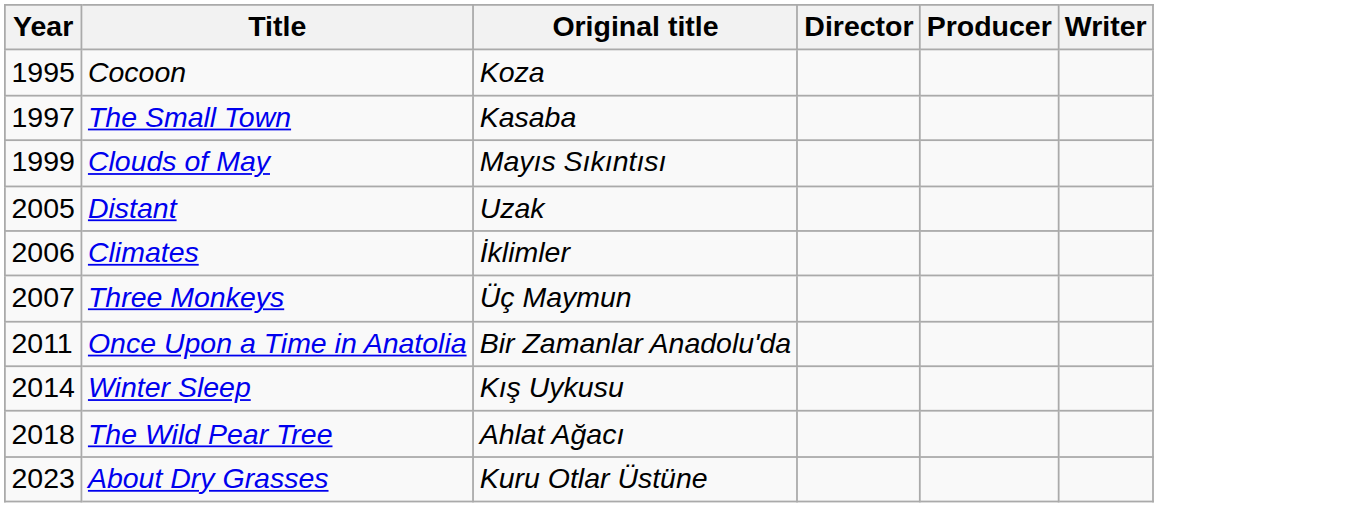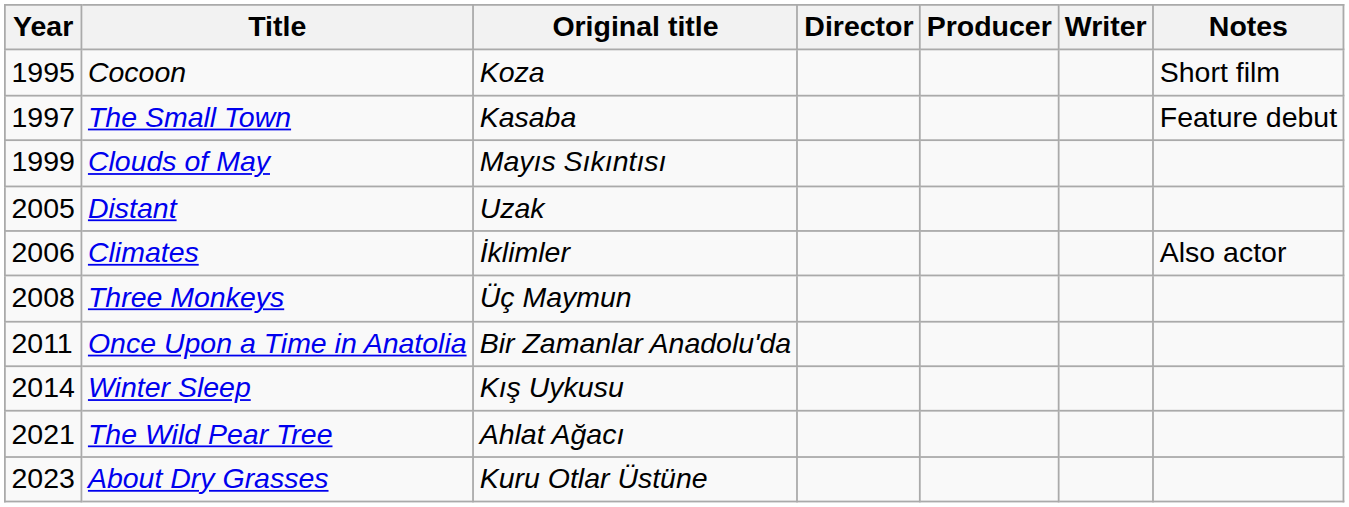+ column: (1248, 27)
(43, 298) 2007 -> (43, 298) 2008
(43, 433) 2018 -> (43, 433) 2021
